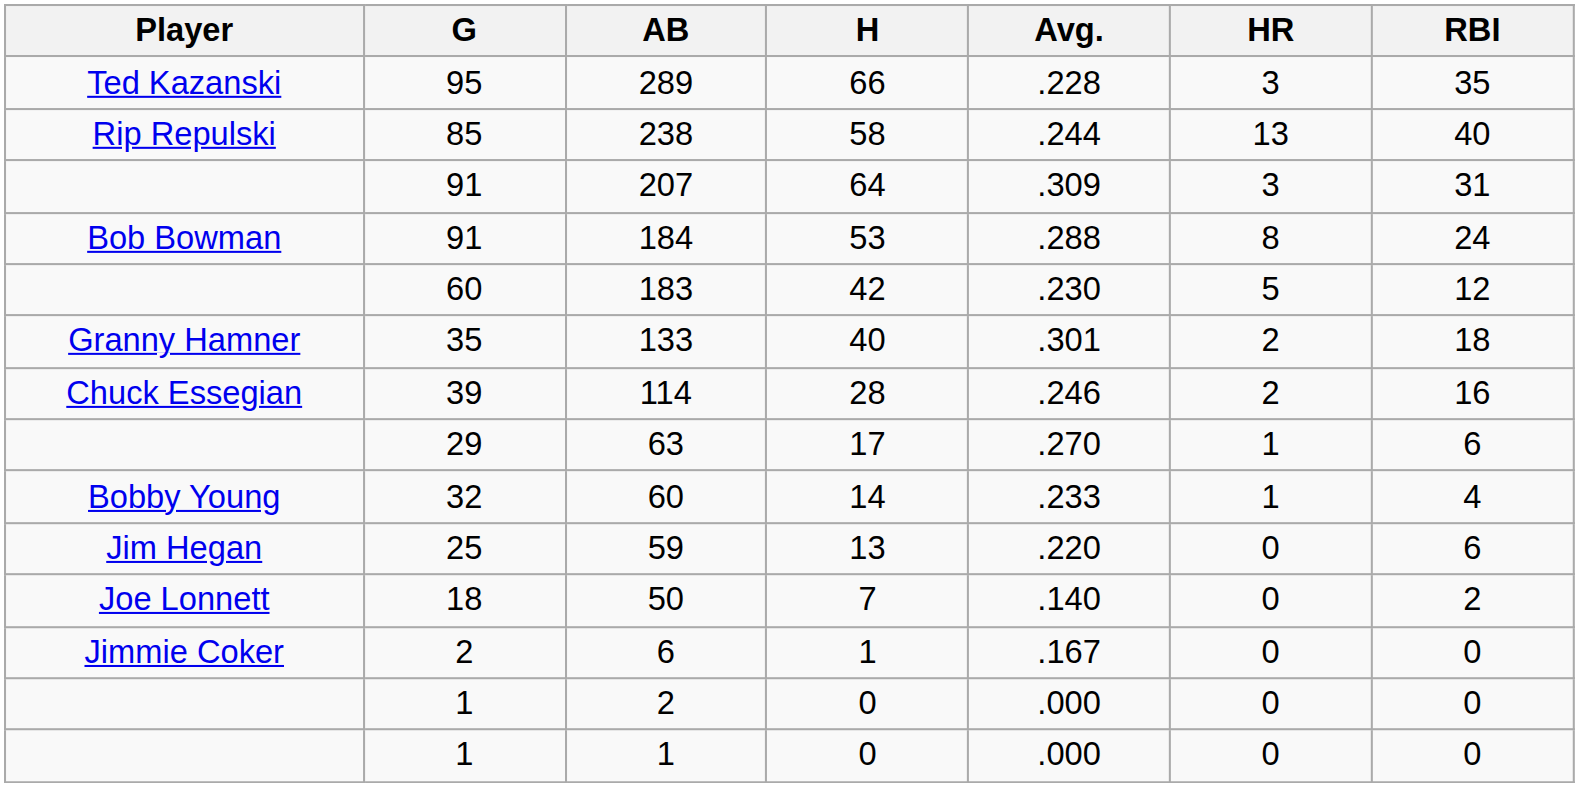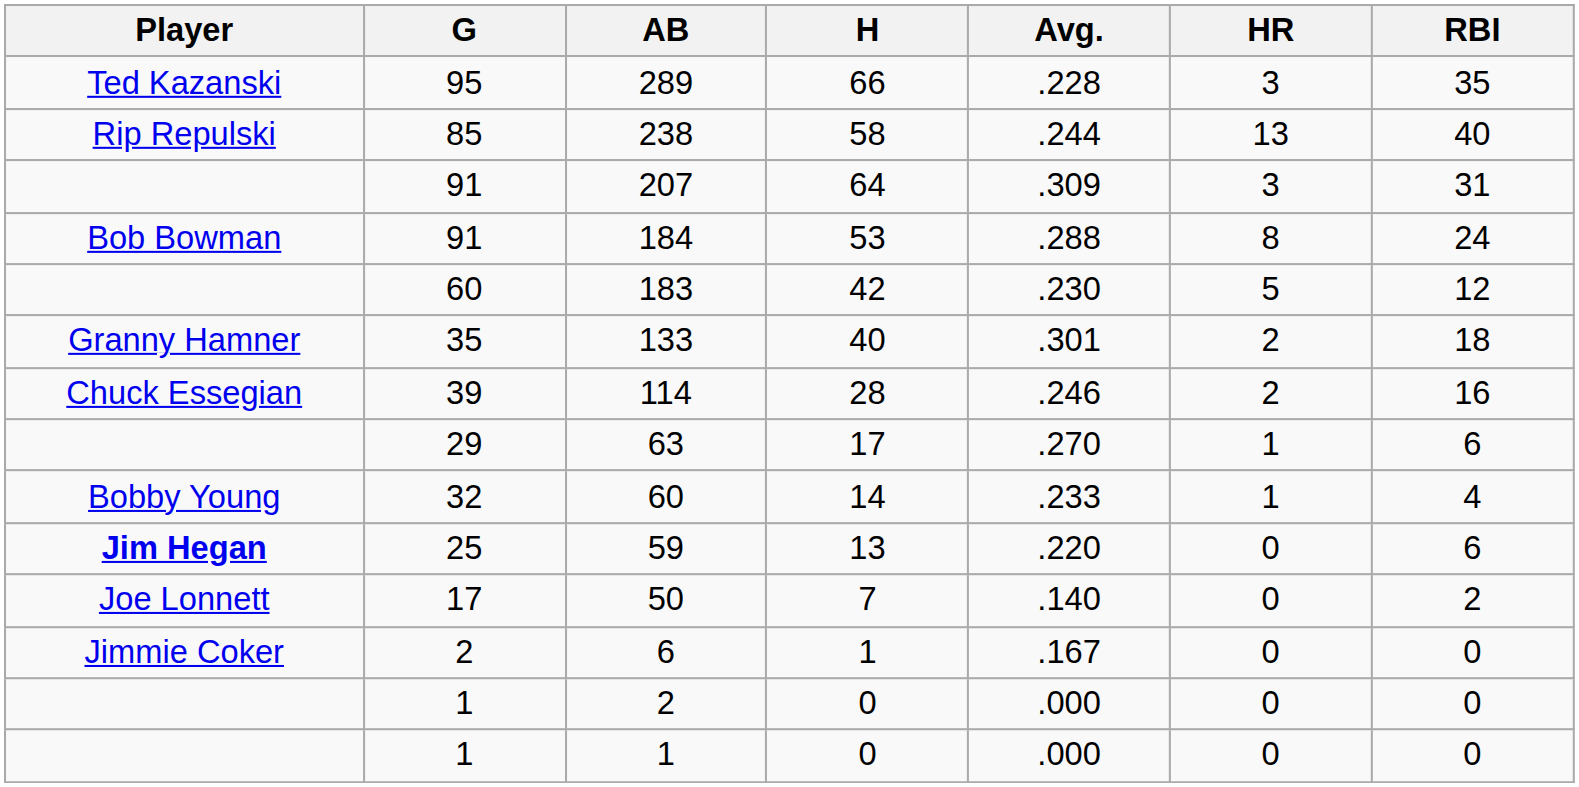(184, 548) normal -> (184, 548) bold
(464, 599) 18 -> (464, 599) 17
